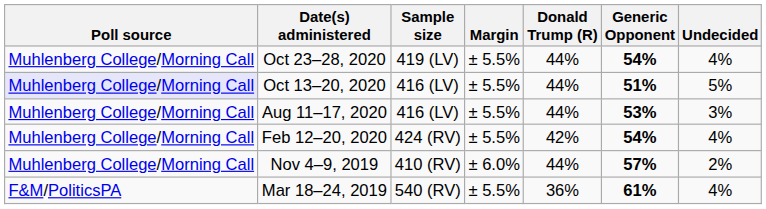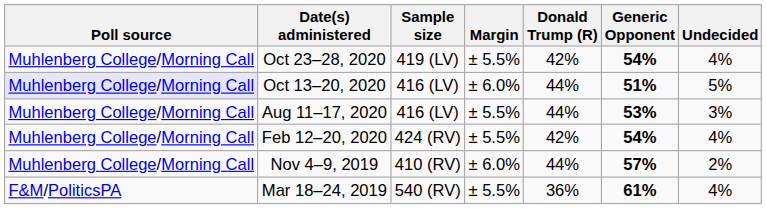(562, 60) 44% -> (562, 60) 42%
(494, 86) ± 5.5% -> (494, 86) ± 6.0%
